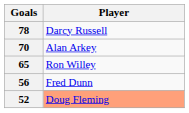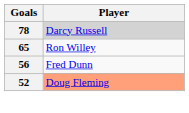(77, 30) no background -> (77, 30) lightgrey background
- row: (24, 47)
